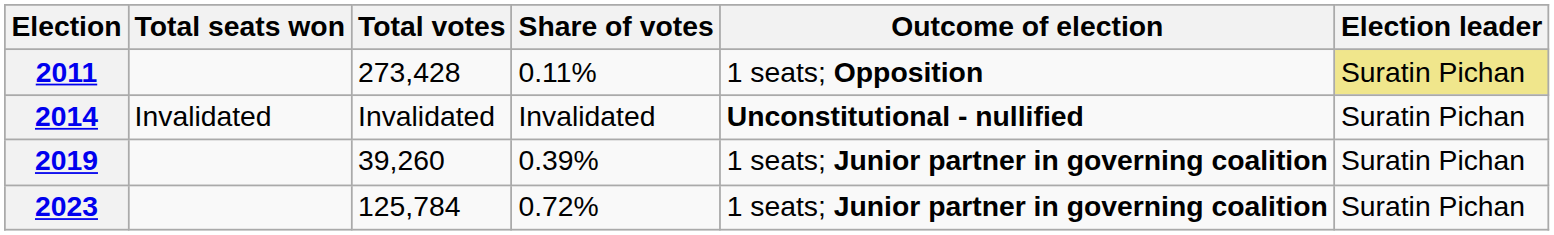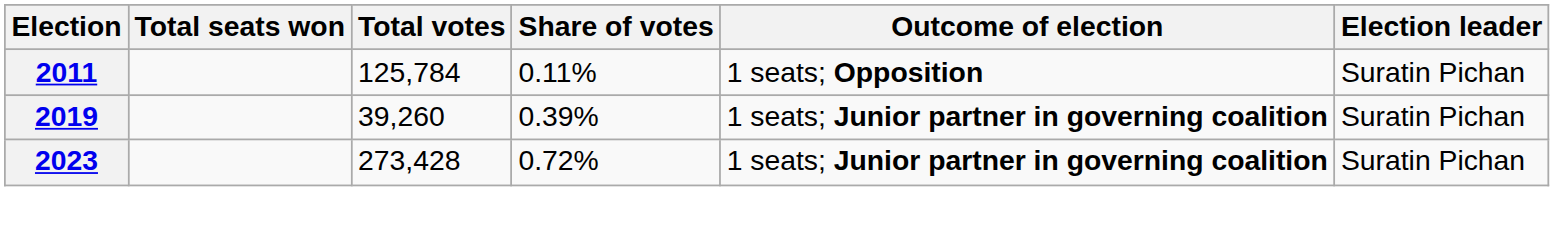(409, 71) 273,428 -> (409, 71) 125,784
(1433, 71) khaki background -> (1433, 71) no background
- row: (66, 116)
(409, 206) 125,784 -> (409, 161) 273,428
